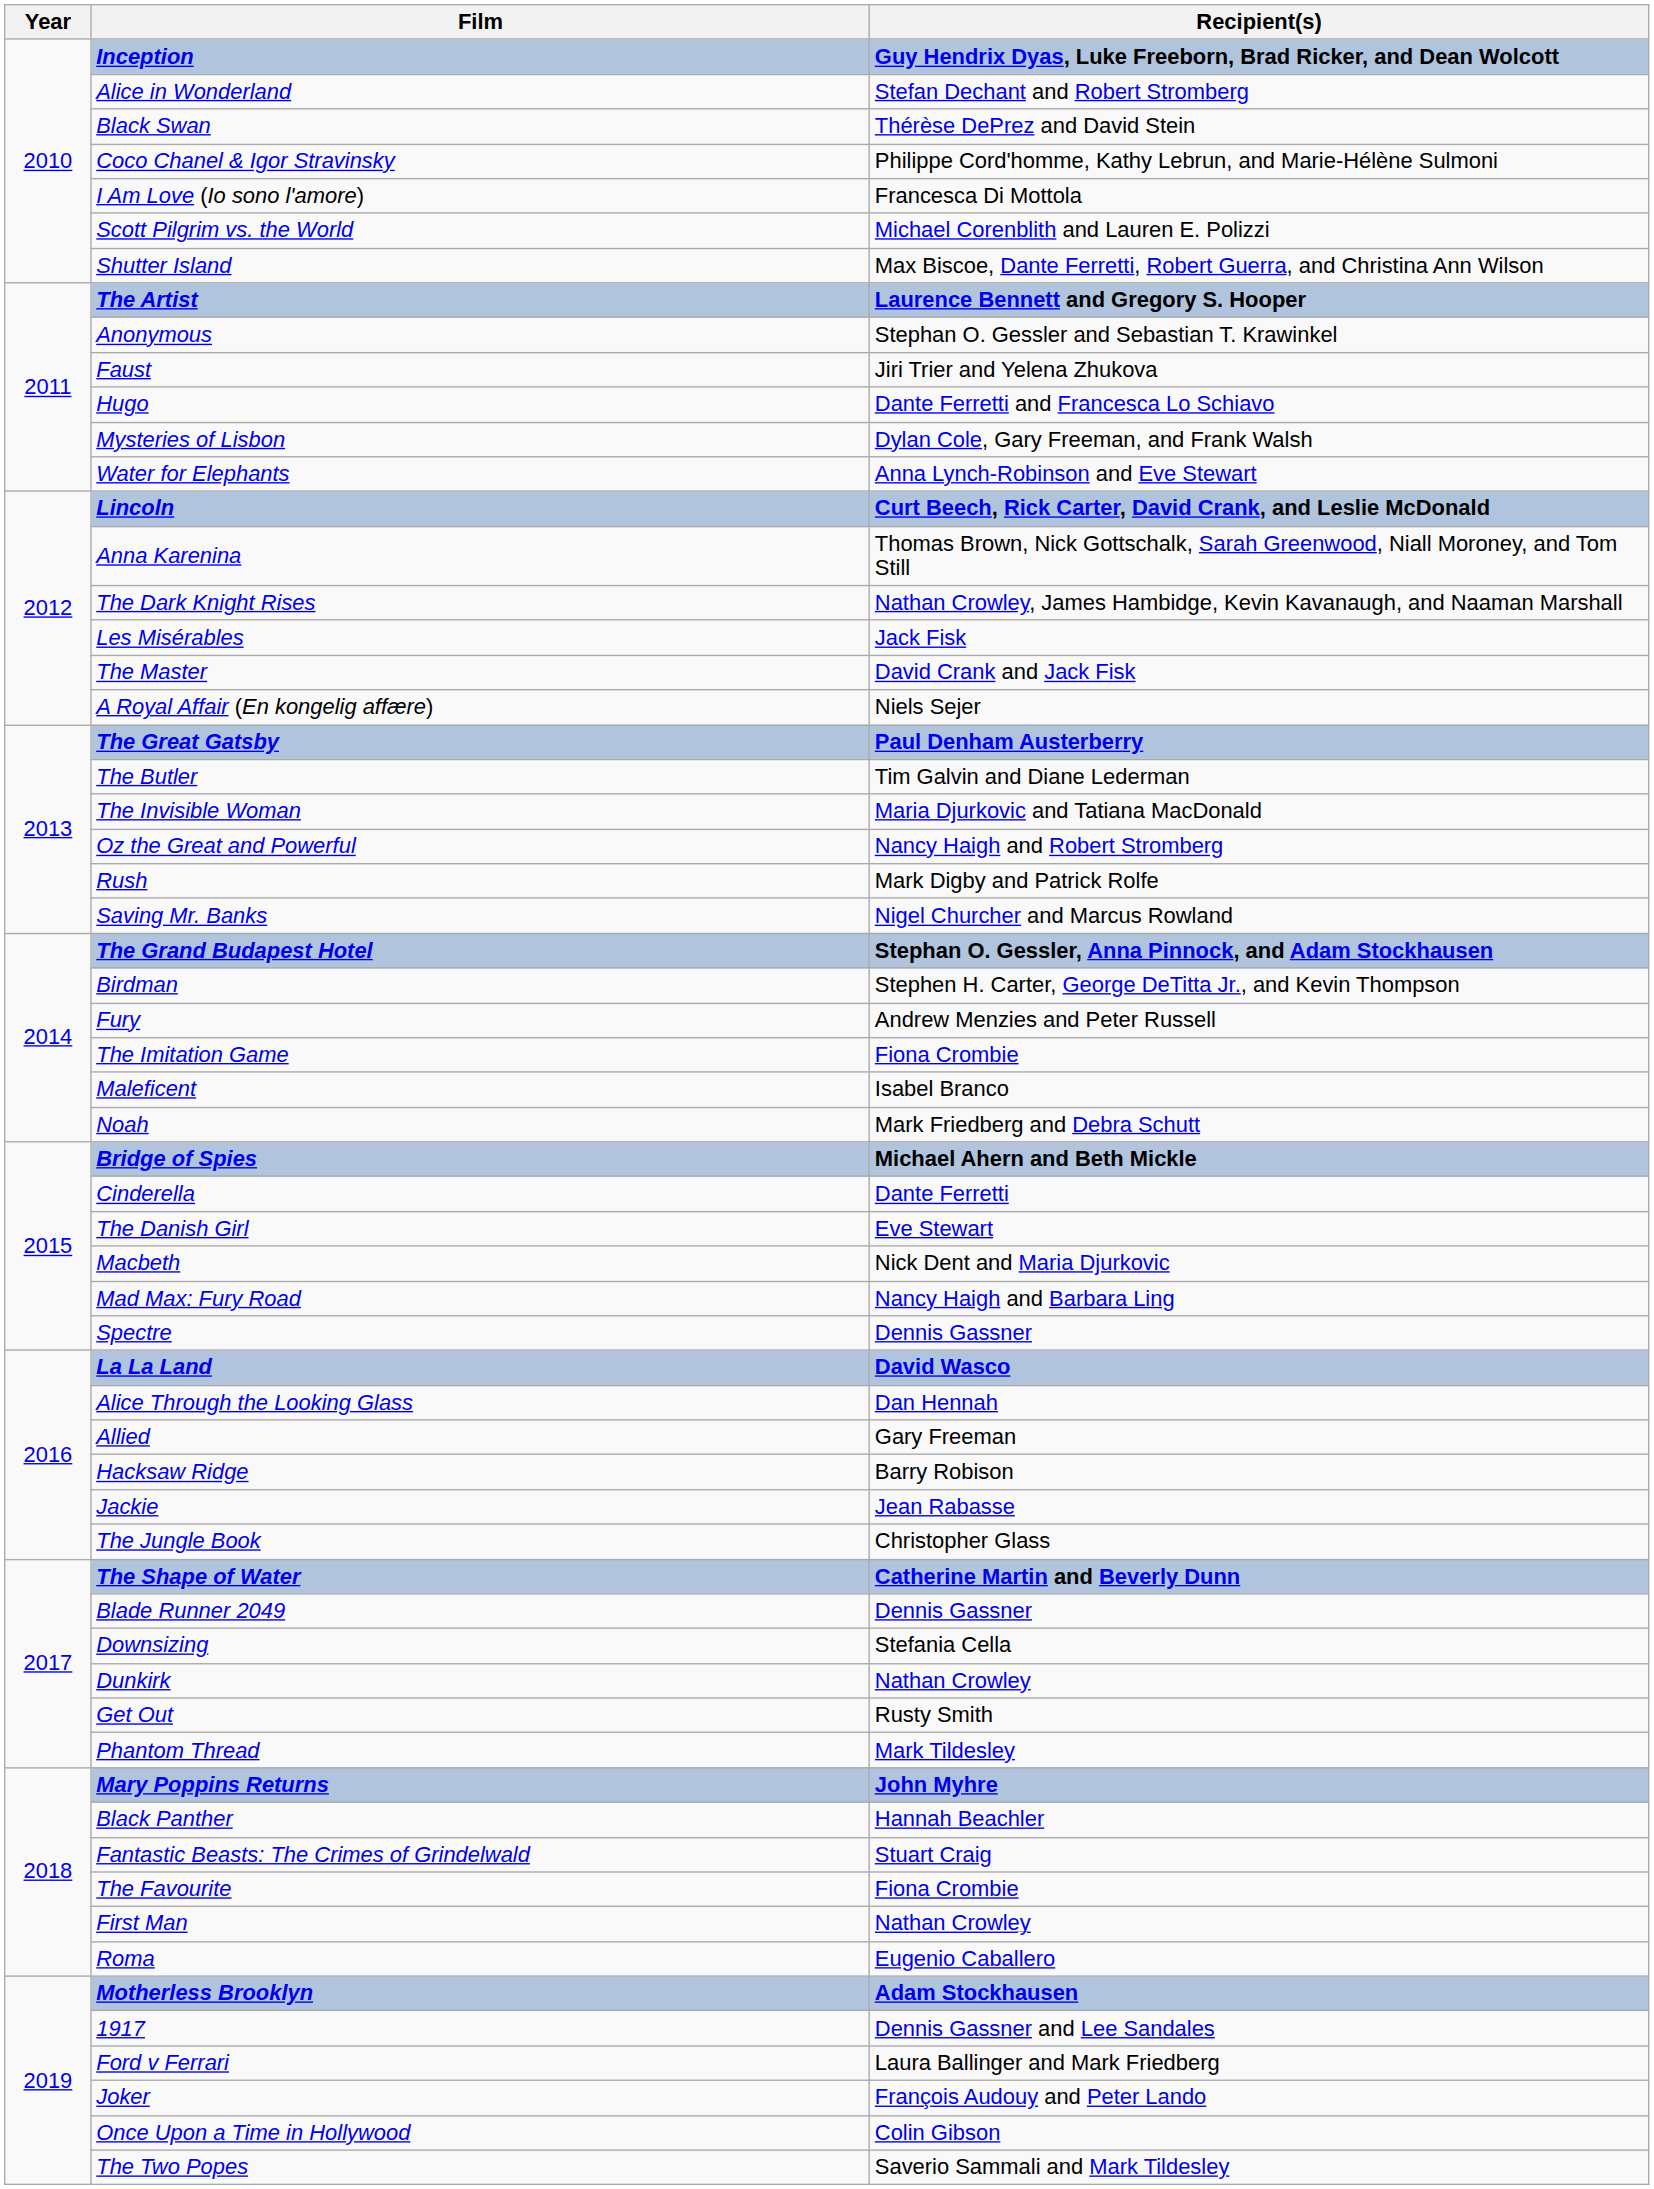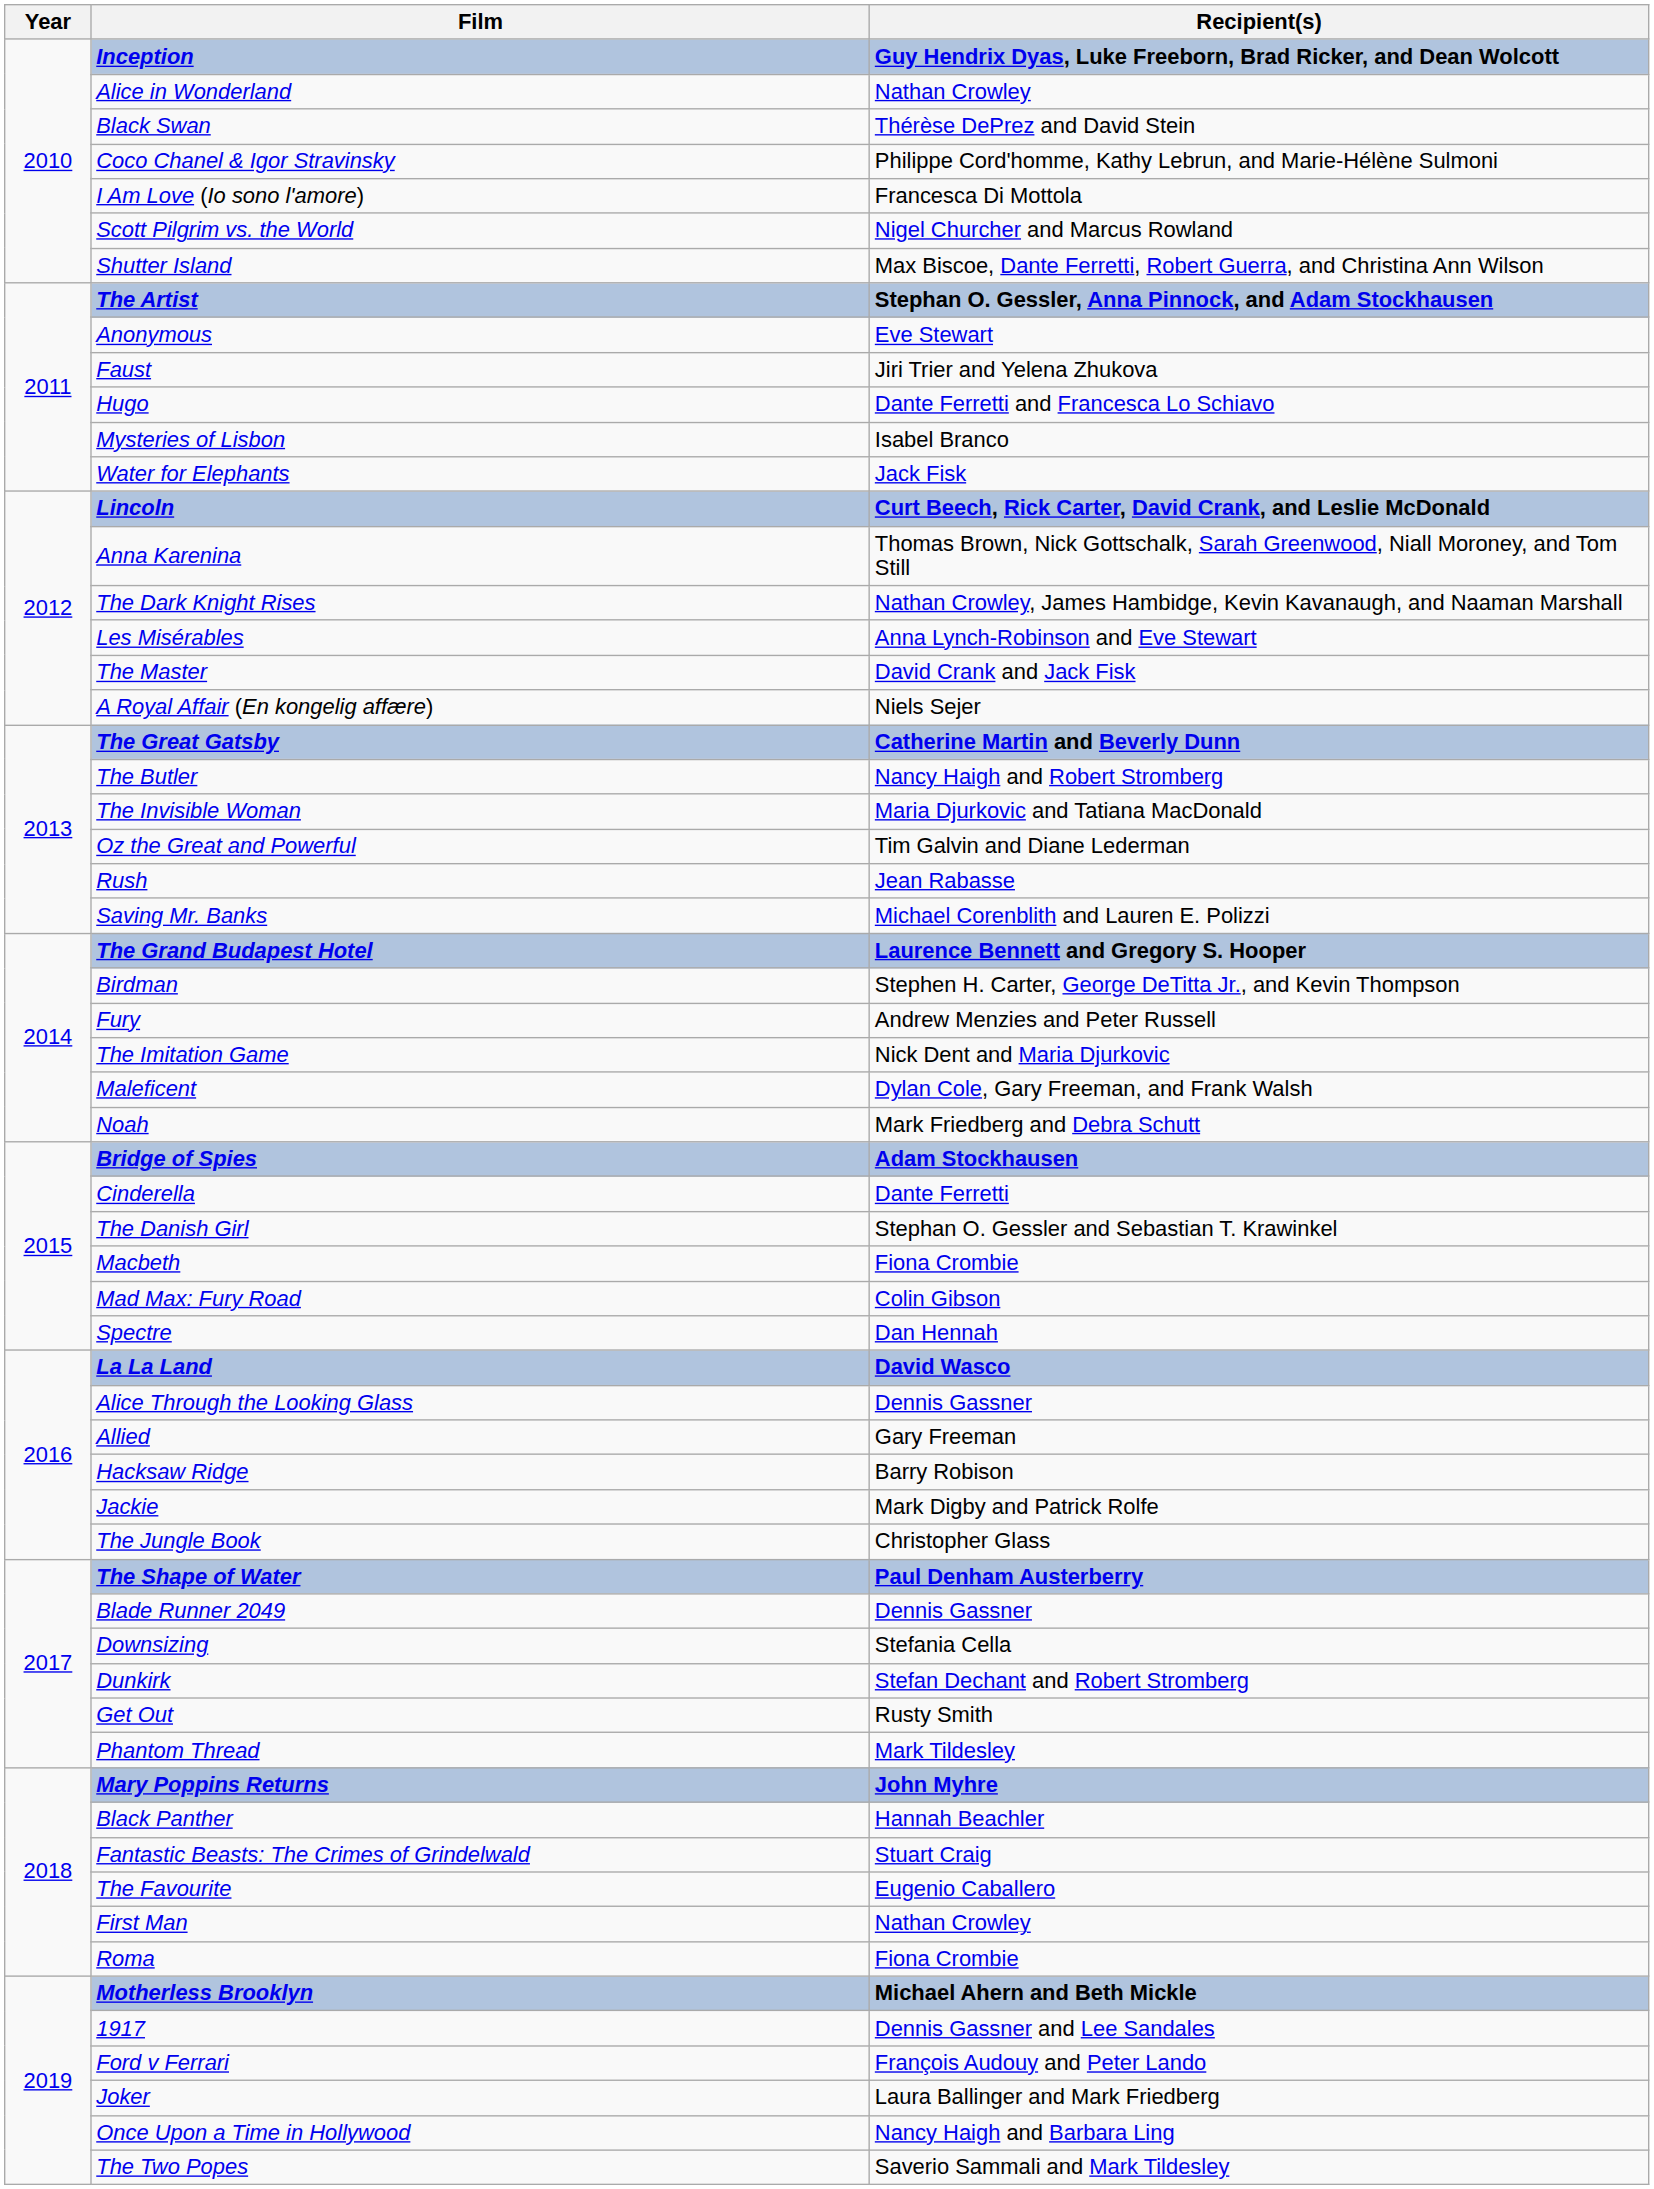(1062, 91) Stefan Dechant and Robert Stromberg -> (953, 91) Nathan Crowley
(1072, 230) Michael Corenblith and Lauren E. Polizzi -> (1054, 230) Nigel Churcher and Marcus Rowland
(1090, 299) Laurence Bennett and Gregory S. Hooper -> (1184, 299) Stephan O. Gessler, Anna Pinnock, and Adam Stockhausen
(1106, 334) Stephan O. Gessler and Sebastian T. Krawinkel -> (934, 334) Eve Stewart
(1094, 439) Dylan Cole, Gary Freeman, and Frank Walsh -> (942, 439) Isabel Branco
(1066, 473) Anna Lynch-Robinson and Eve Stewart -> (920, 473) Jack Fisk
(920, 637) Jack Fisk -> (1066, 637) Anna Lynch-Robinson and Eve Stewart
(1009, 741) Paul Denham Austerberry -> (1058, 741) Catherine Martin and Beverly Dunn
(1032, 776) Tim Galvin and Diane Lederman -> (1049, 776) Nancy Haigh and Robert Stromberg
(1049, 846) Nancy Haigh and Robert Stromberg -> (1032, 846) Tim Galvin and Diane Lederman
(1017, 880) Mark Digby and Patrick Rolfe -> (945, 880) Jean Rabasse
(1054, 915) Nigel Churcher and Marcus Rowland -> (1072, 915) Michael Corenblith and Lauren E. Polizzi
(1184, 950) Stephan O. Gessler, Anna Pinnock, and Adam Stockhausen -> (1090, 950) Laurence Bennett and Gregory S. Hooper
(947, 1054) Fiona Crombie -> (1022, 1054) Nick Dent and Maria Djurkovic
(942, 1089) Isabel Branco -> (1094, 1089) Dylan Cole, Gary Freeman, and Frank Walsh
(1036, 1158) Michael Ahern and Beth Mickle -> (977, 1158) Adam Stockhausen
(934, 1228) Eve Stewart -> (1106, 1228) Stephan O. Gessler and Sebastian T. Krawinkel
(1022, 1263) Nick Dent and Maria Djurkovic -> (947, 1263) Fiona Crombie
(1025, 1298) Nancy Haigh and Barbara Ling -> (938, 1298) Colin Gibson
(953, 1332) Dennis Gassner -> (936, 1332) Dan Hennah
(936, 1402) Dan Hennah -> (953, 1402) Dennis Gassner
(945, 1506) Jean Rabasse -> (1017, 1506) Mark Digby and Patrick Rolfe
(1058, 1576) Catherine Martin and Beverly Dunn -> (1009, 1576) Paul Denham Austerberry
(953, 1680) Nathan Crowley -> (1062, 1680) Stefan Dechant and Robert Stromberg
(947, 1889) Fiona Crombie -> (965, 1889) Eugenio Caballero
(965, 1958) Eugenio Caballero -> (947, 1958) Fiona Crombie
(977, 1993) Adam Stockhausen -> (1036, 1993) Michael Ahern and Beth Mickle
(1047, 2062) Laura Ballinger and Mark Friedberg -> (1041, 2062) François Audouy and Peter Lando
(1041, 2097) François Audouy and Peter Lando -> (1047, 2097) Laura Ballinger and Mark Friedberg
(938, 2132) Colin Gibson -> (1025, 2132) Nancy Haigh and Barbara Ling
